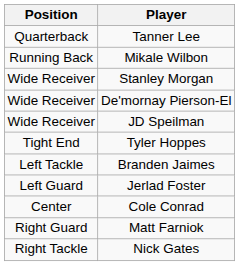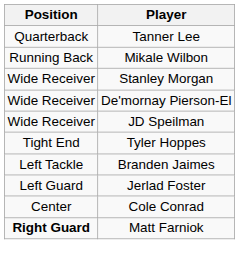(51, 228) normal -> (51, 228) bold
- row: (166, 249)
